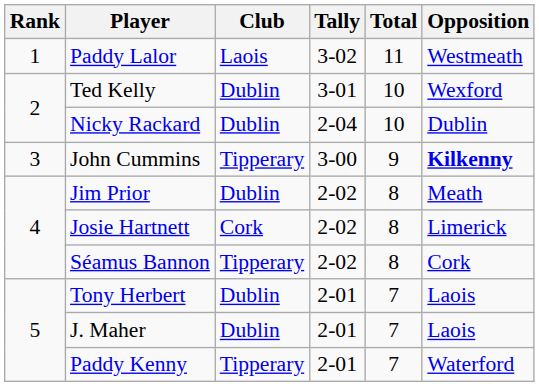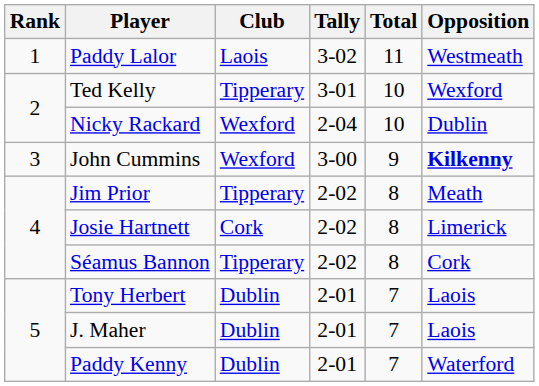(250, 90) Dublin -> (262, 90) Tipperary
(250, 124) Dublin -> (257, 124) Wexford
(262, 158) Tipperary -> (257, 158) Wexford
(250, 192) Dublin -> (262, 192) Tipperary
(262, 364) Tipperary -> (250, 364) Dublin
